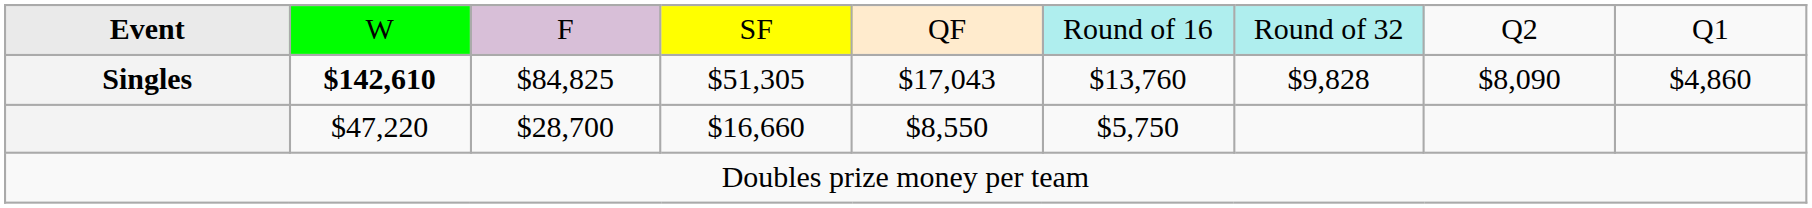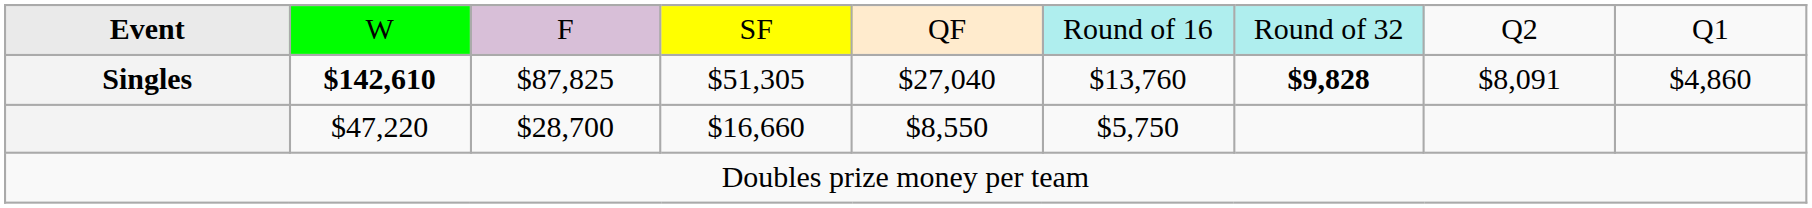(565, 78) $84,825 -> (565, 78) $87,825
(947, 78) $17,043 -> (947, 78) $27,040
(1329, 78) normal -> (1329, 78) bold
(1520, 78) $8,090 -> (1520, 78) $8,091
